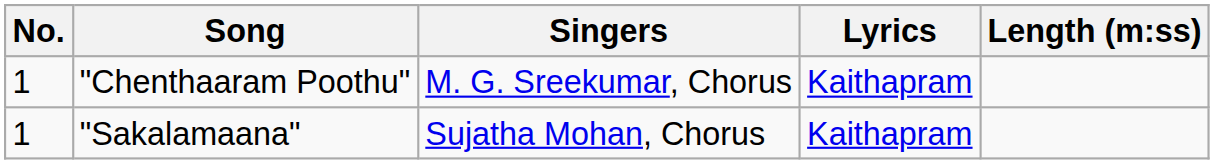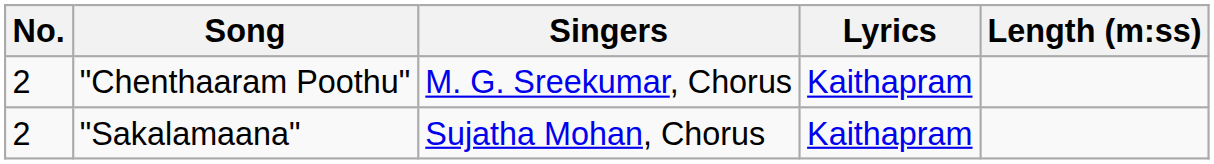(22, 82) 1 -> (22, 82) 2
(22, 133) 1 -> (22, 133) 2
